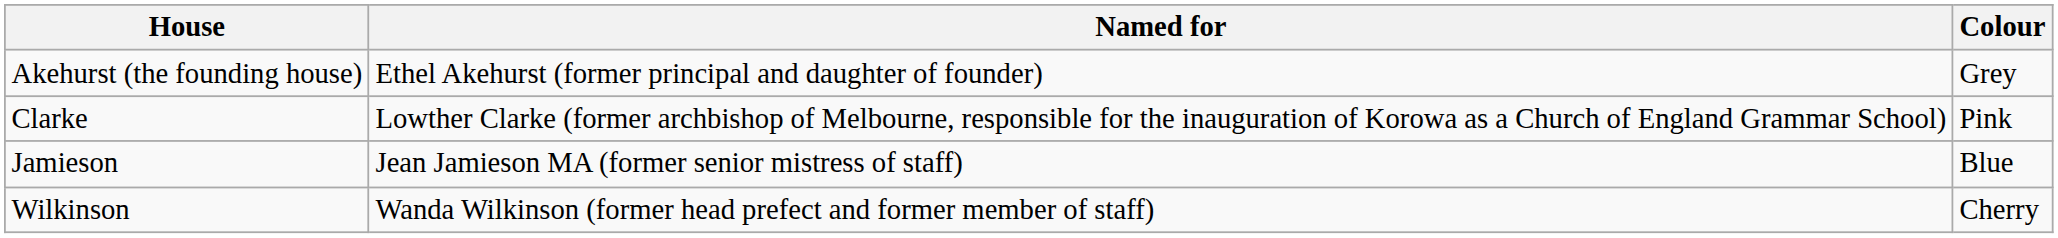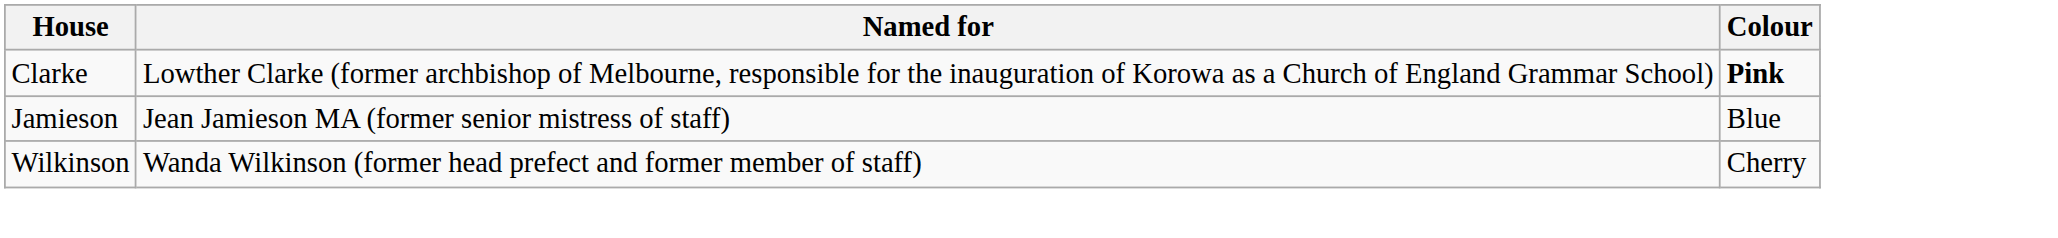- row: (187, 72)
(1986, 118) normal -> (1756, 72) bold
